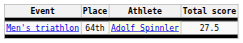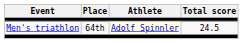(209, 28) 27.5 -> (209, 28) 24.5
